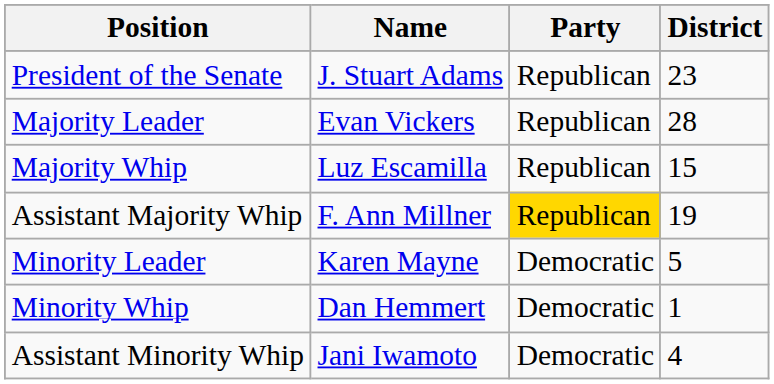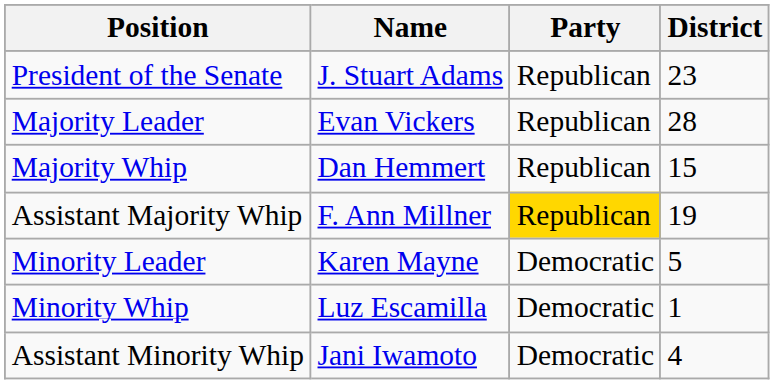(402, 167) Luz Escamilla -> (401, 167) Dan Hemmert
(401, 307) Dan Hemmert -> (402, 307) Luz Escamilla
